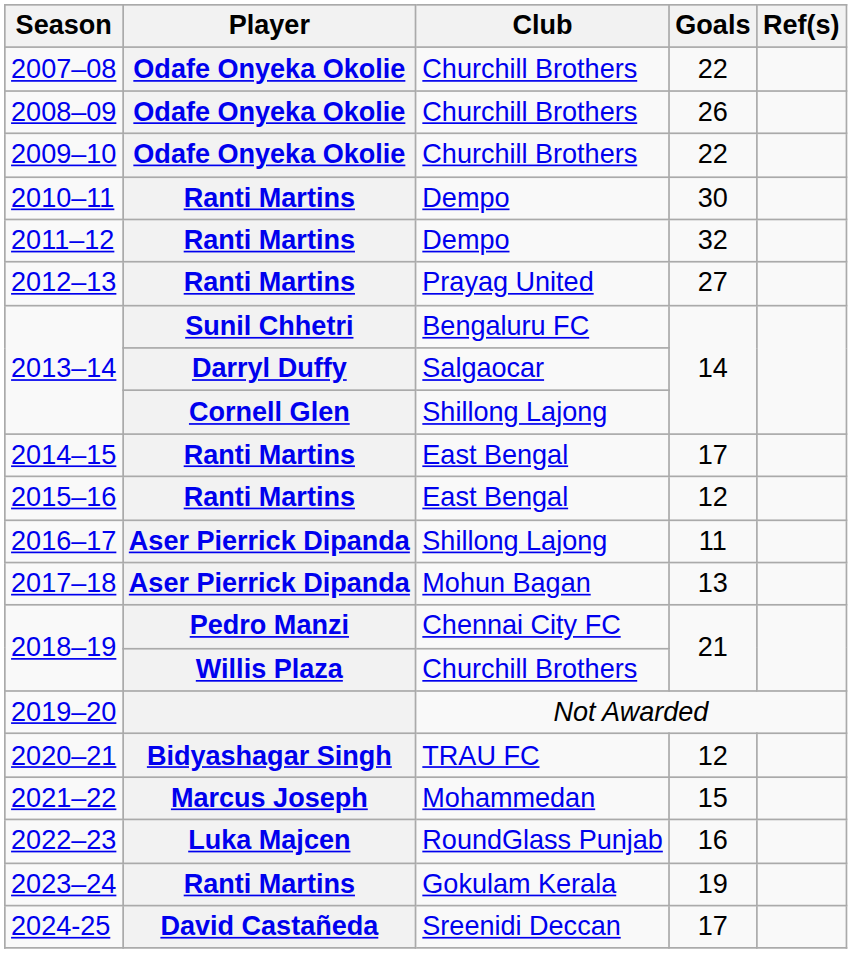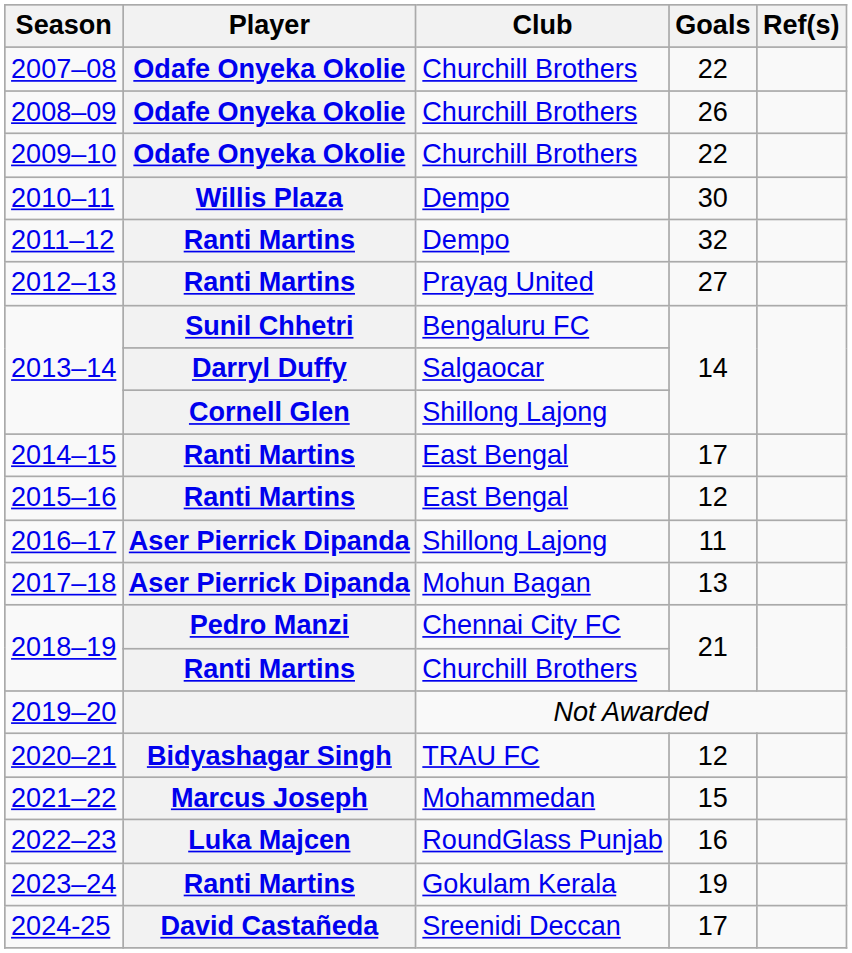(269, 197) Ranti Martins -> (269, 197) Willis Plaza
(269, 669) Willis Plaza -> (269, 669) Ranti Martins
